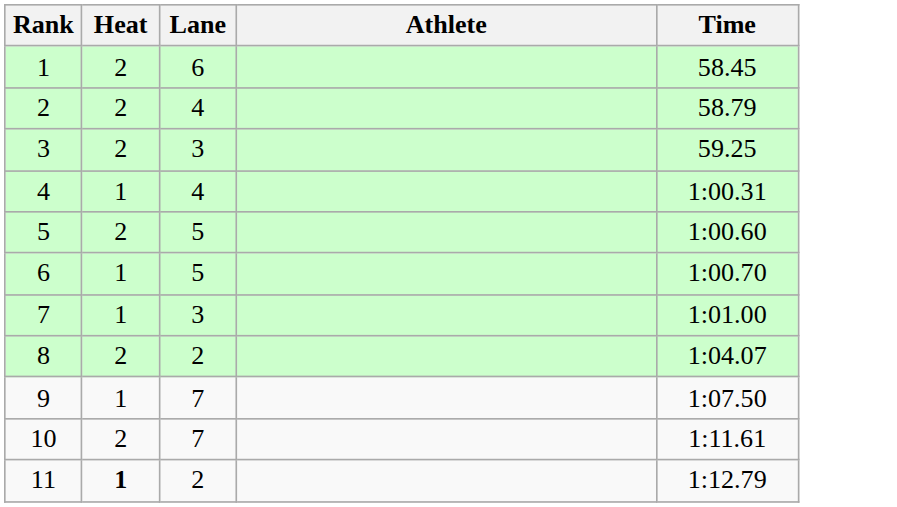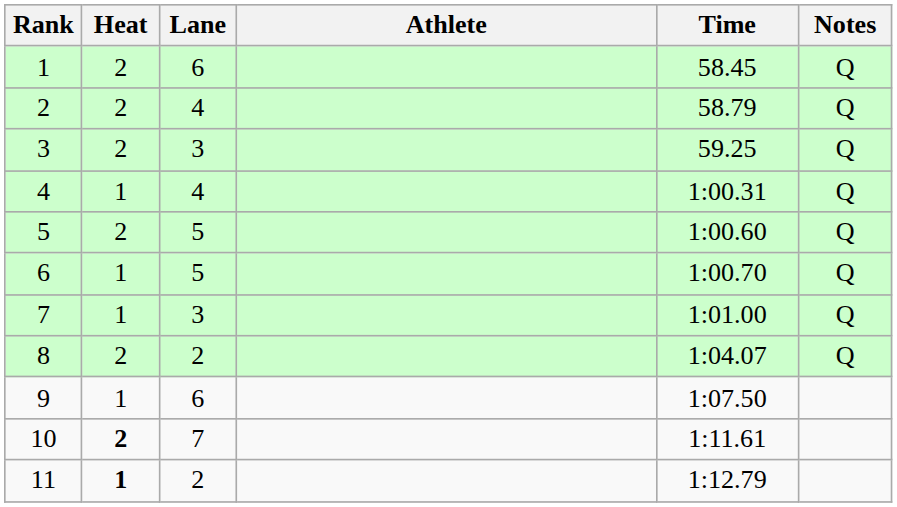+ column: (845, 25)
(198, 397) 7 -> (198, 397) 6
(121, 438) normal -> (121, 438) bold
